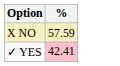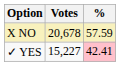+ column: (64, 13)
